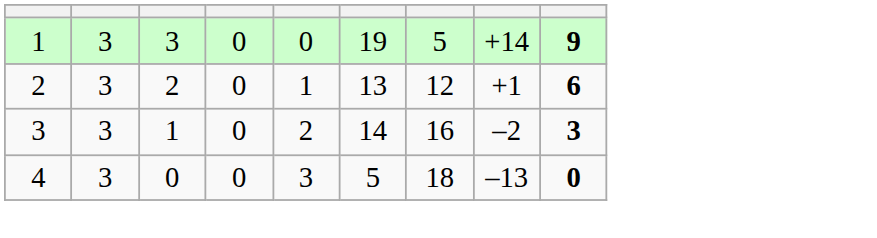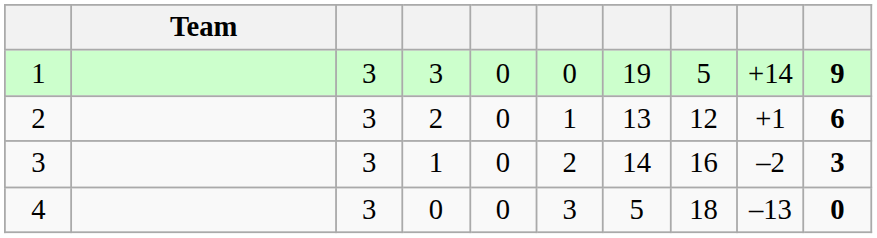+ column: (204, 27)
